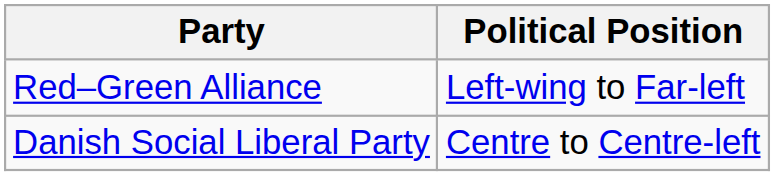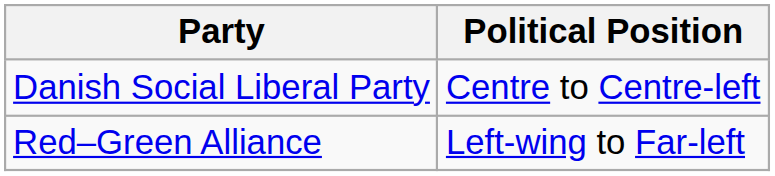rows swapped: (222, 142) <-> (167, 87)
